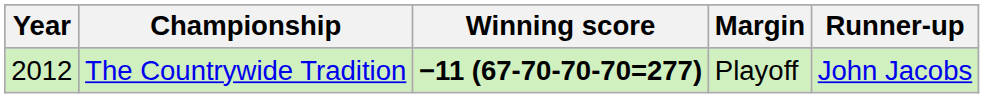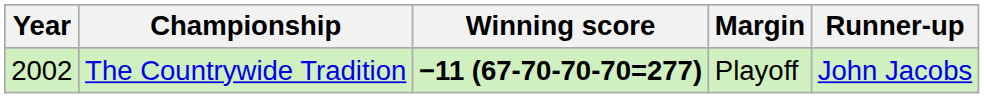(42, 69) 2012 -> (42, 69) 2002
